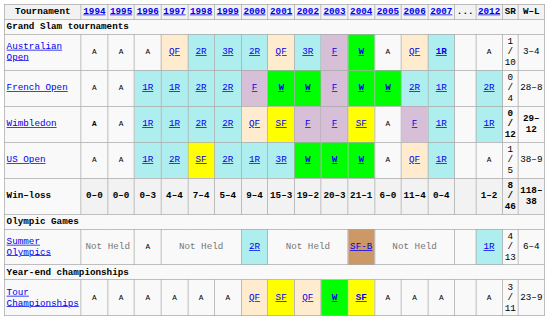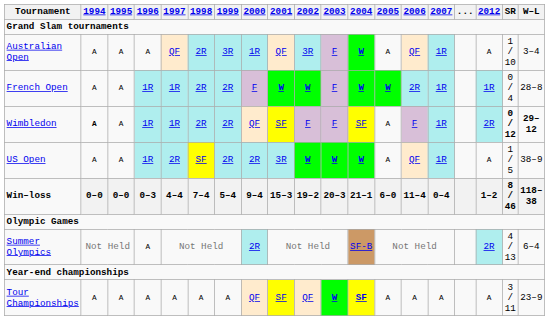(254, 53) 2R -> (254, 53) 1R
(441, 53) bold -> (441, 53) normal
(489, 89) 2R -> (489, 89) 1R
(489, 125) 1R -> (489, 125) 2R
(254, 160) 1R -> (254, 160) 2R
(489, 247) 1R -> (489, 247) 2R
